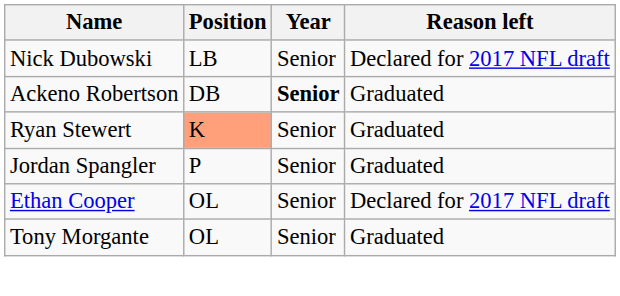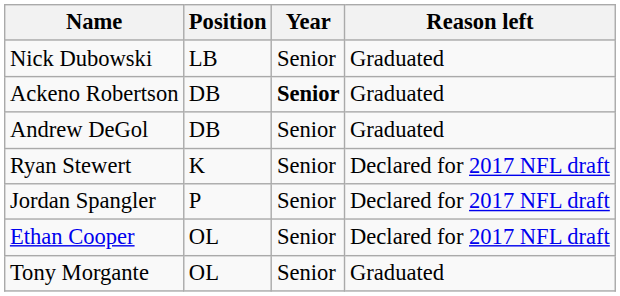(480, 58) Declared for 2017 NFL draft -> (397, 58) Graduated
+ row: (79, 129)
(197, 129) lightsalmon background -> (197, 165) no background
(397, 129) Graduated -> (480, 165) Declared for 2017 NFL draft
(397, 165) Graduated -> (480, 201) Declared for 2017 NFL draft
